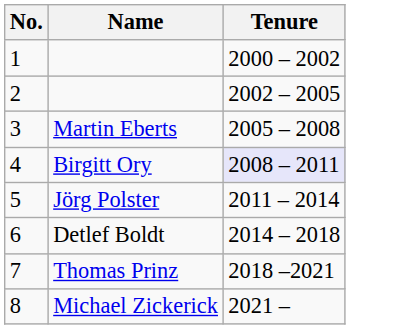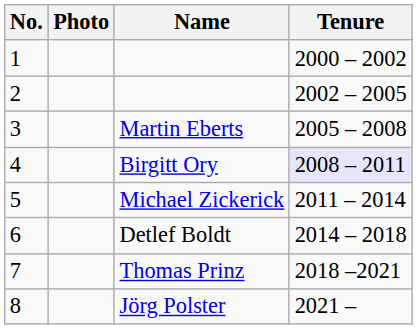+ column: (81, 22)
(106, 199) Jörg Polster -> (202, 199) Michael Zickerick
(136, 306) Michael Zickerick -> (173, 306) Jörg Polster
